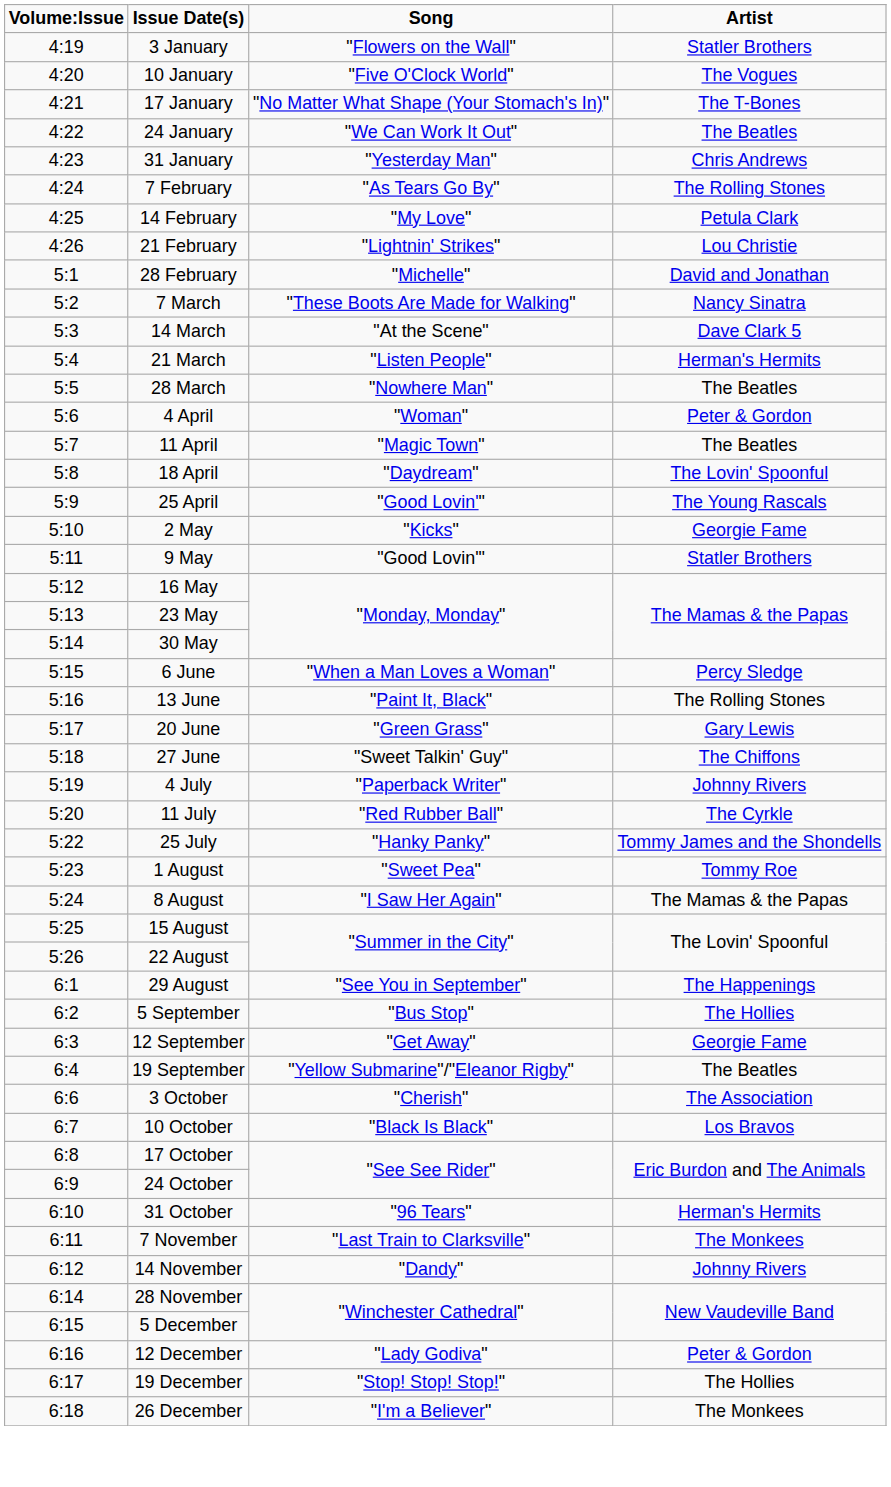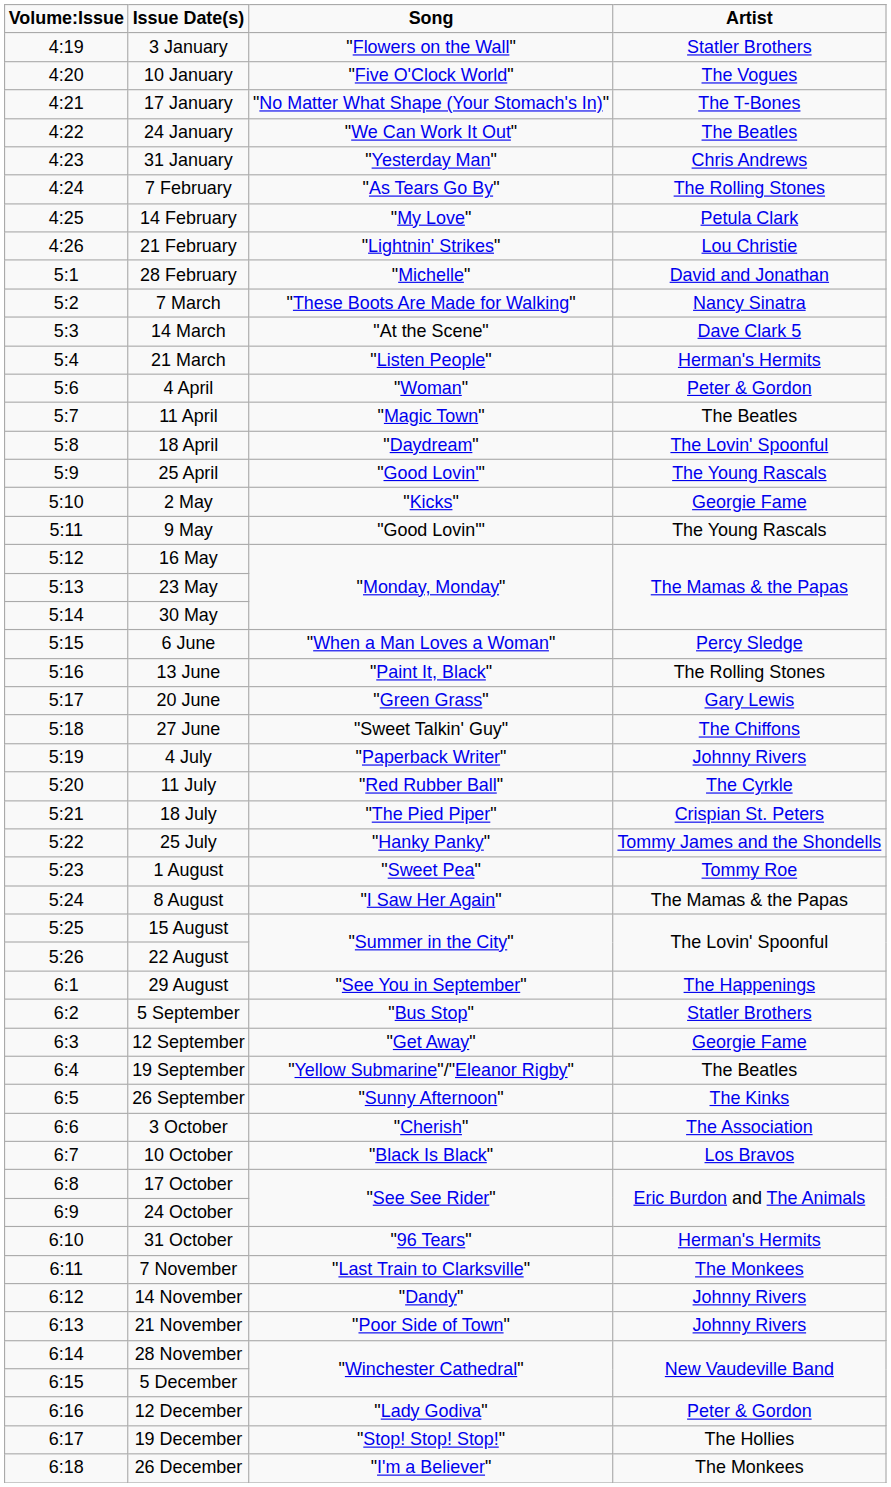- row: (188, 388)
(749, 558) Statler Brothers -> (749, 530) The Young Rascals
+ row: (188, 814)
(749, 1013) The Hollies -> (749, 1013) Statler Brothers
+ row: (188, 1098)
+ row: (188, 1326)
